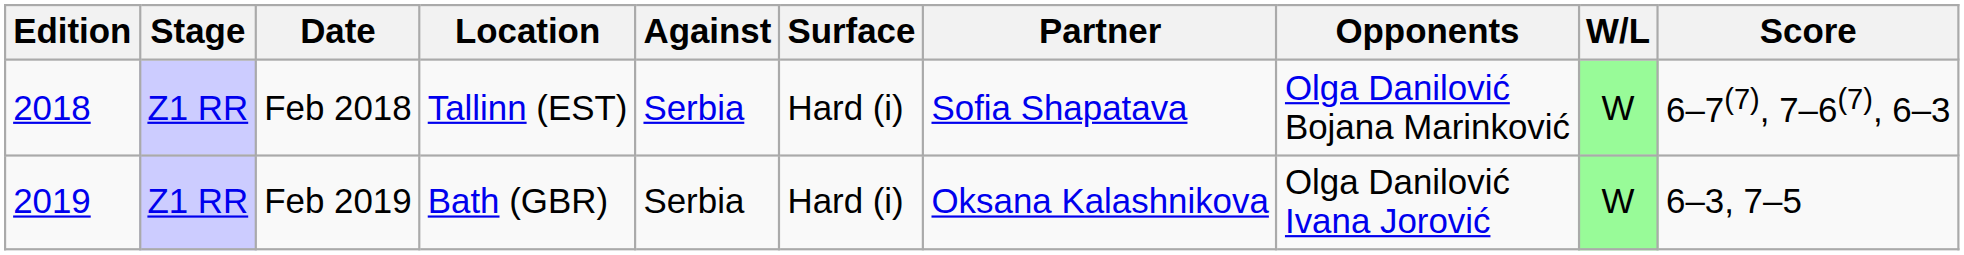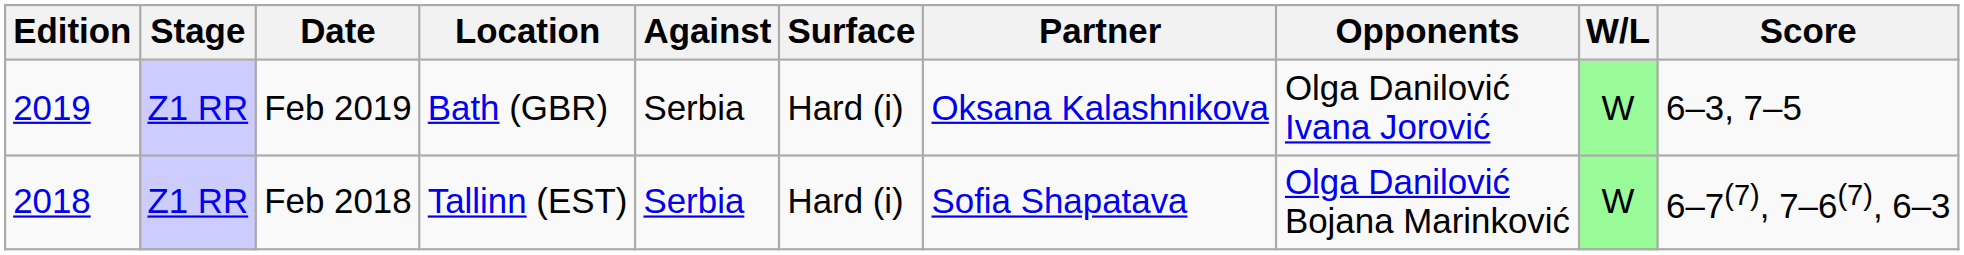rows swapped: (338, 107) <-> (338, 201)
